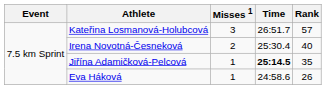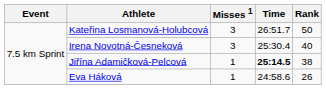(307, 31) 57 -> (307, 31) 50
(233, 46) 2 -> (233, 46) 3
(307, 61) 35 -> (307, 61) 38
